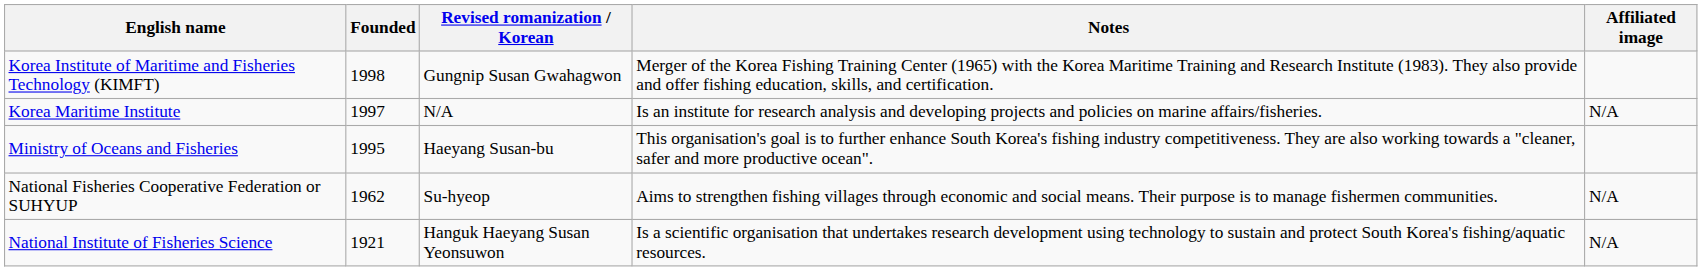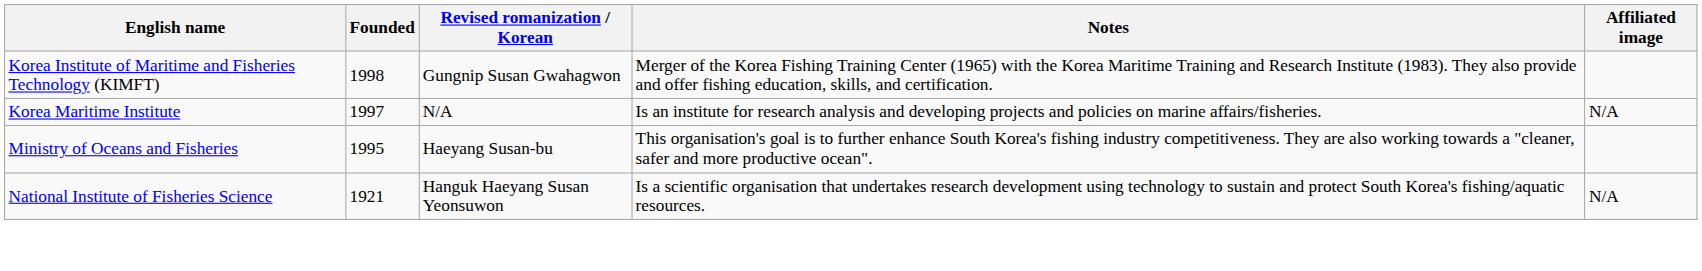- row: (164, 195)
